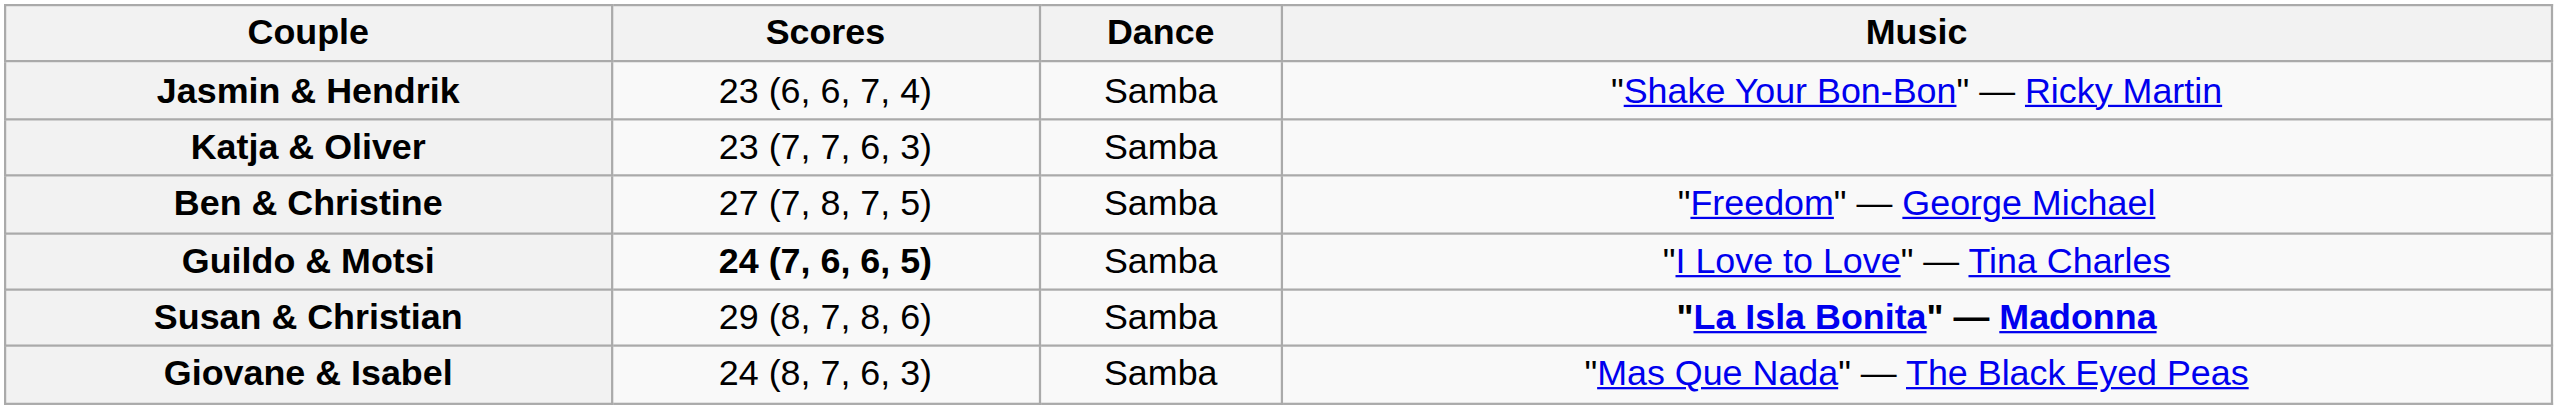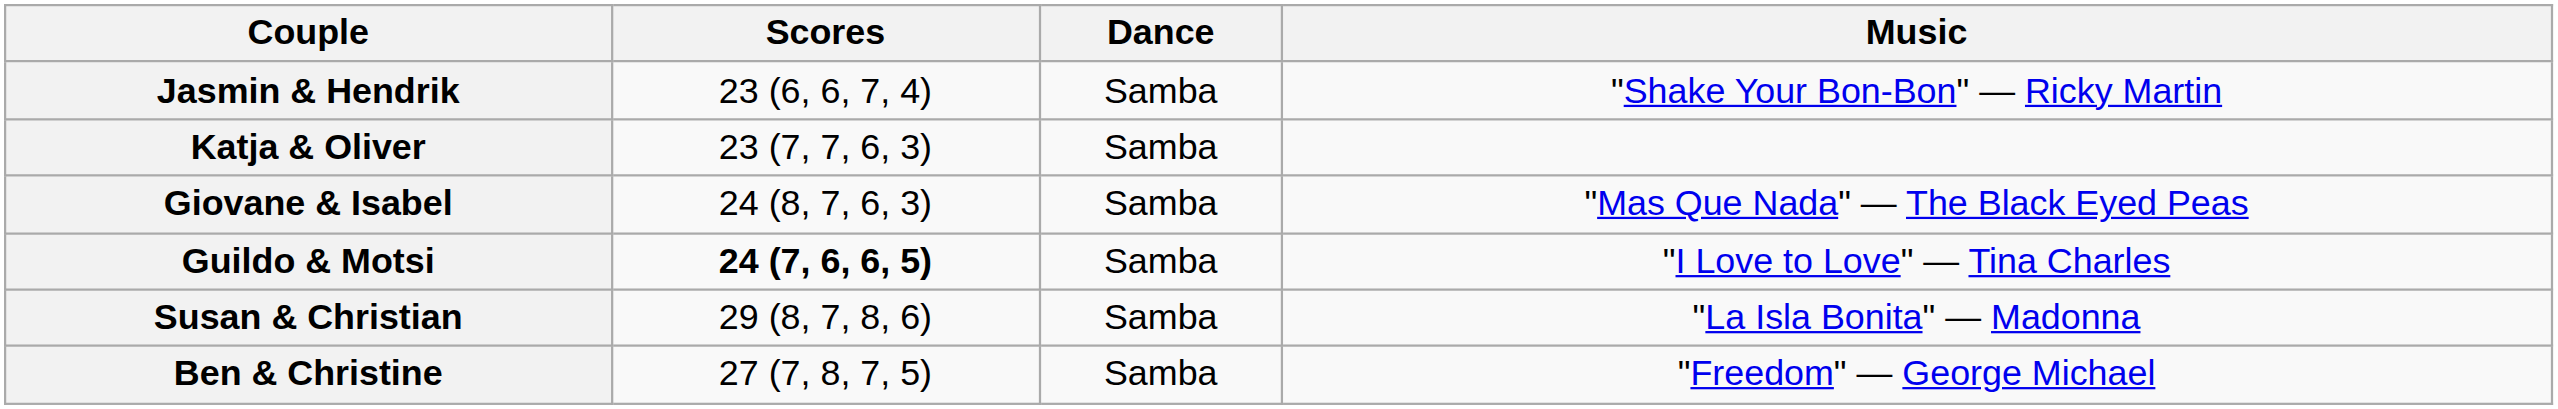rows swapped: (308, 203) <-> (308, 373)
(1917, 317) bold -> (1917, 317) normal
